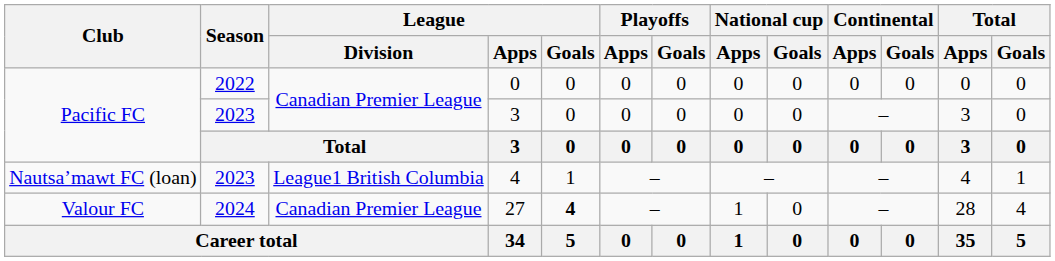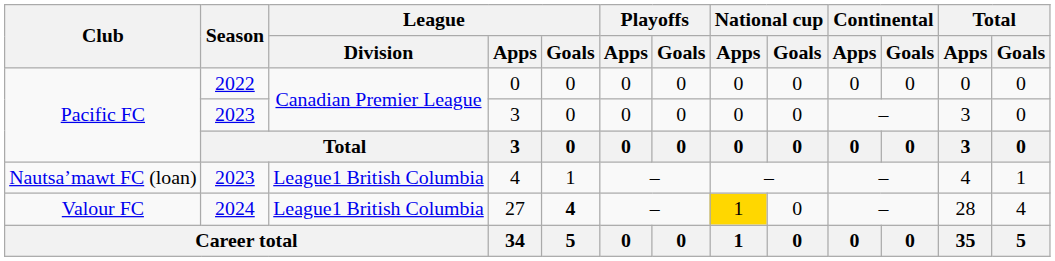(378, 209) Canadian Premier League -> (378, 209) League1 British Columbia
(738, 209) no background -> (738, 209) gold background
